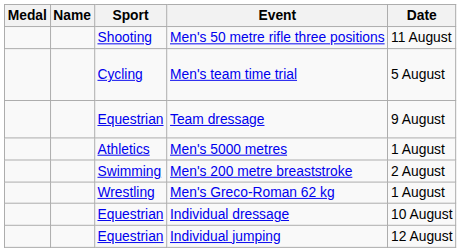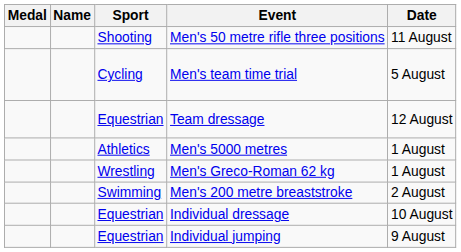(418, 120) 9 August -> (422, 120) 12 August
rows swapped: (252, 193) <-> (261, 171)
(422, 237) 12 August -> (418, 237) 9 August
